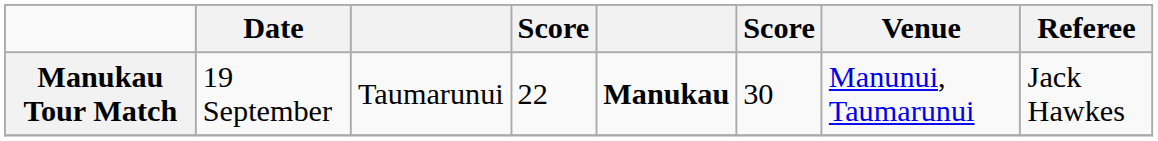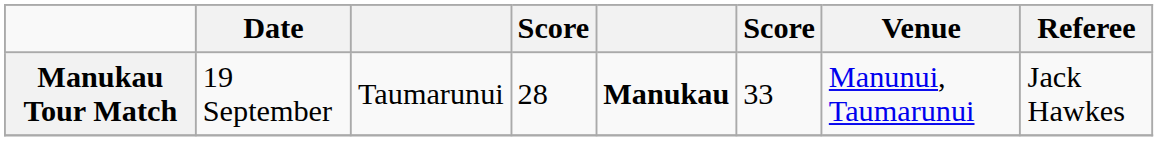(533, 93) 22 -> (533, 93) 28
(758, 93) 30 -> (758, 93) 33
